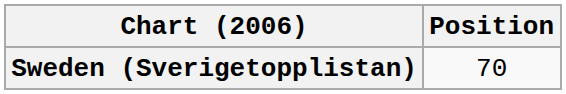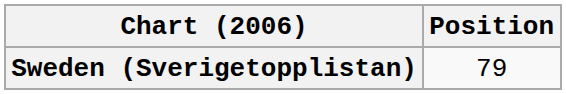(492, 69) 70 -> (492, 69) 79
